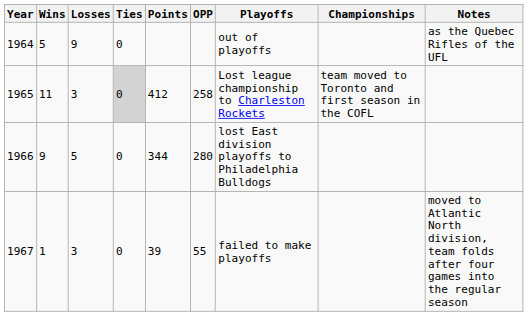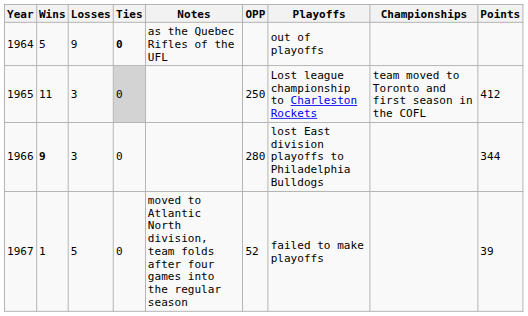columns swapped: (168, 13) <-> (474, 13)
(119, 44) normal -> (119, 44) bold
(203, 94) 258 -> (255, 94) 250
(42, 157) normal -> (42, 157) bold
(74, 157) 5 -> (74, 157) 3
(74, 251) 3 -> (74, 251) 5
(200, 251) 55 -> (252, 251) 52
